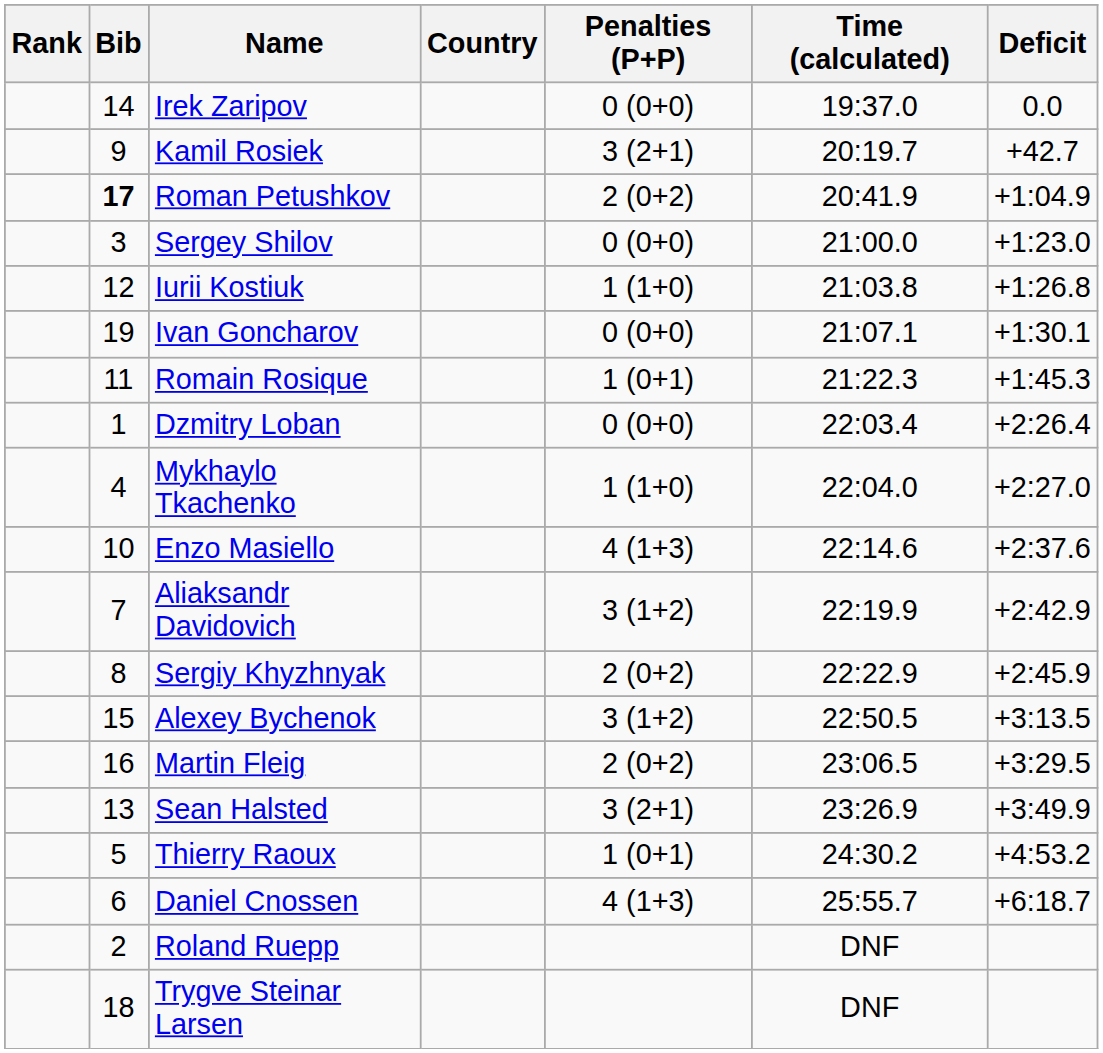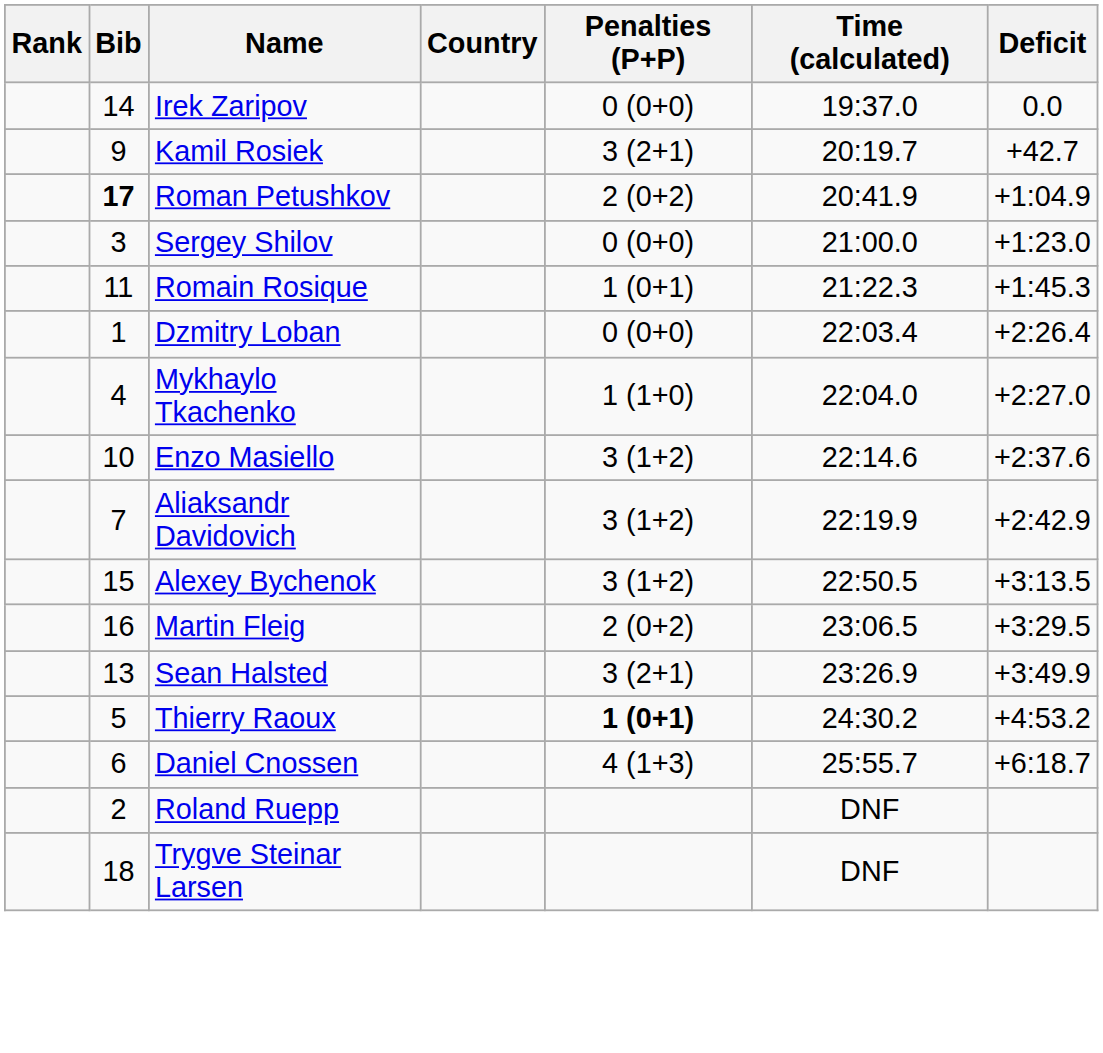- row: (229, 288)
- row: (257, 333)
(648, 548) 4 (1+3) -> (648, 457) 3 (1+2)
- row: (270, 672)
(648, 855) normal -> (648, 718) bold
